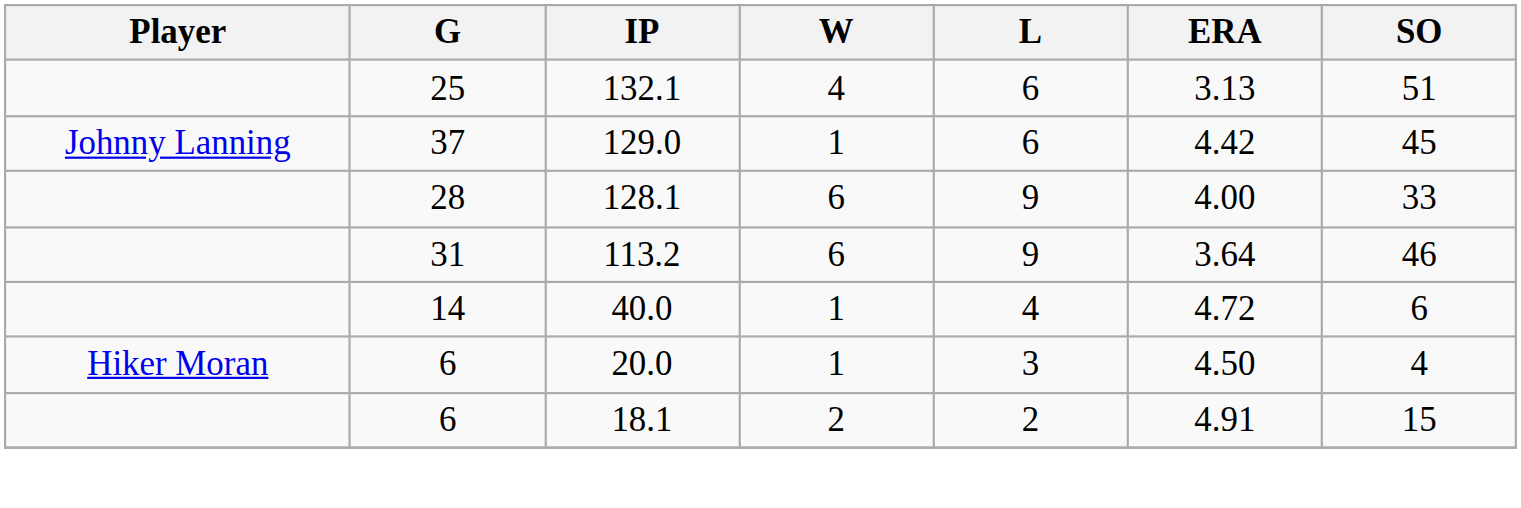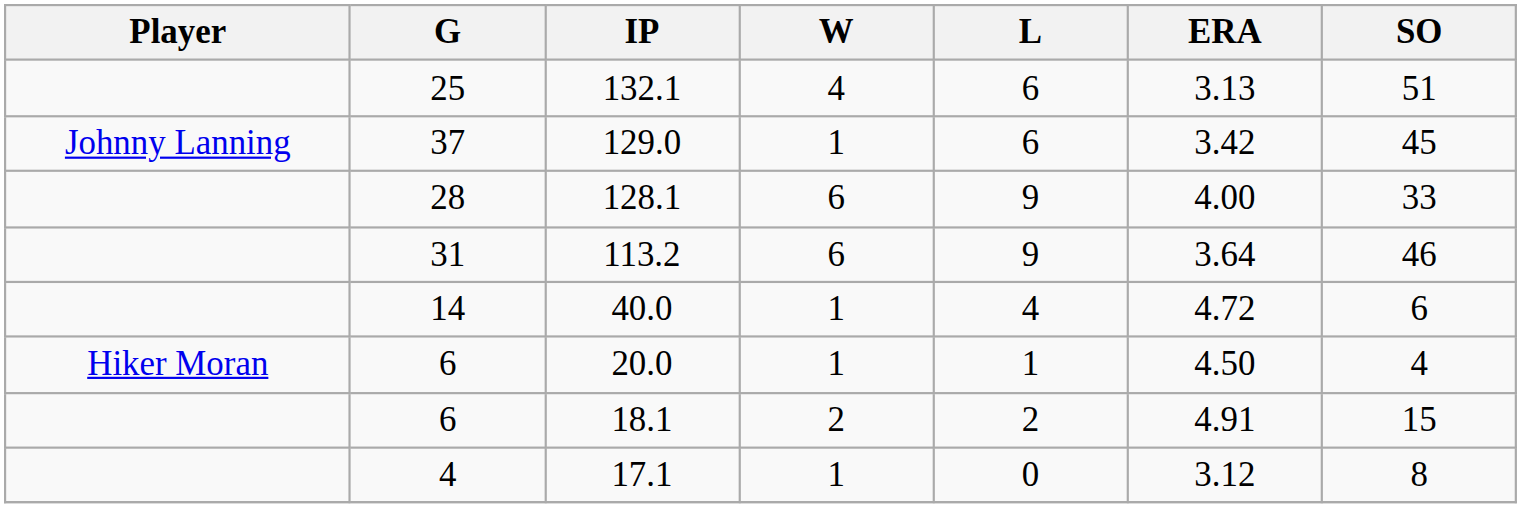(1225, 142) 4.42 -> (1225, 142) 3.42
(1031, 364) 3 -> (1031, 364) 1
+ row: (642, 474)
